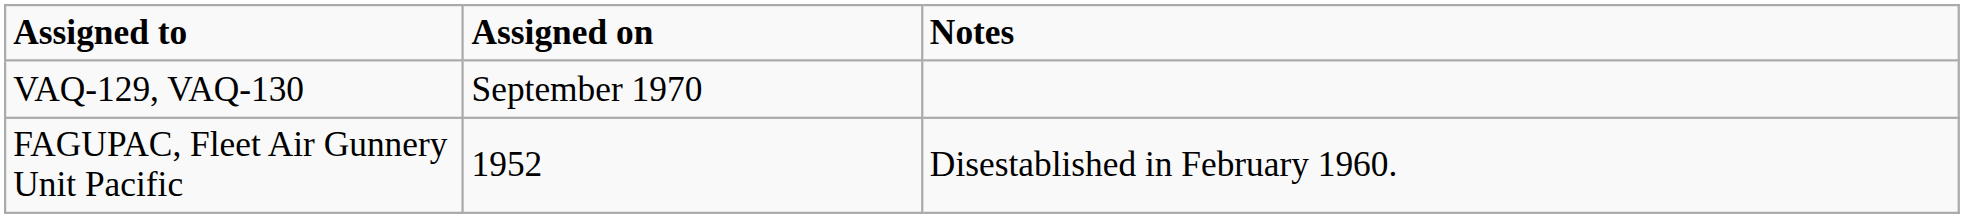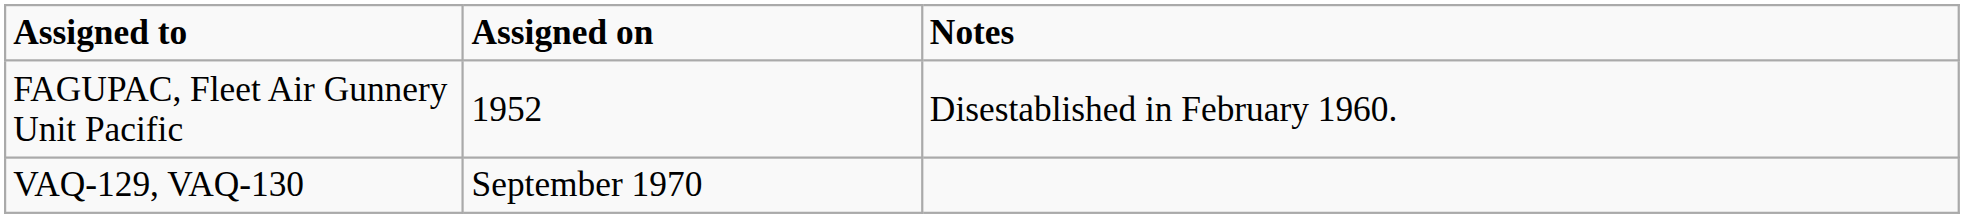rows swapped: (230, 164) <-> (159, 88)
